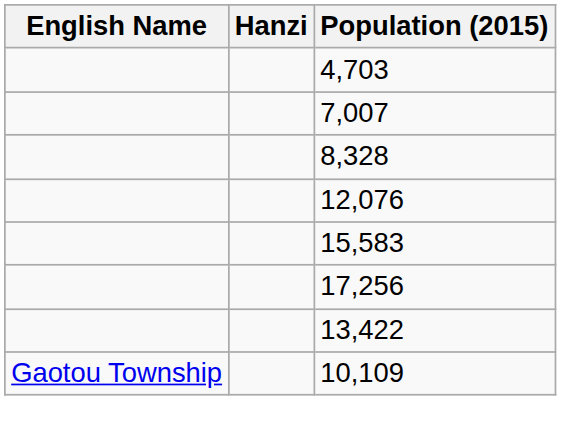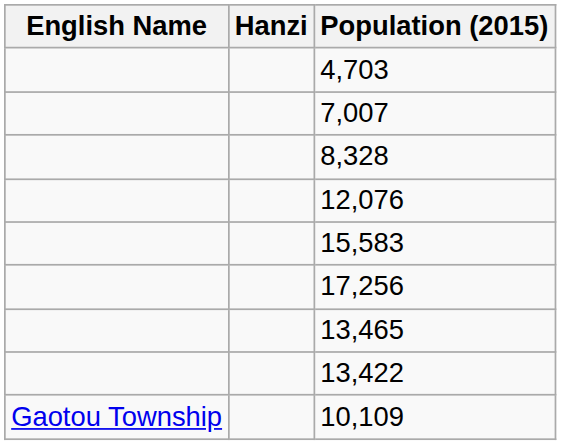+ row: (362, 329)
